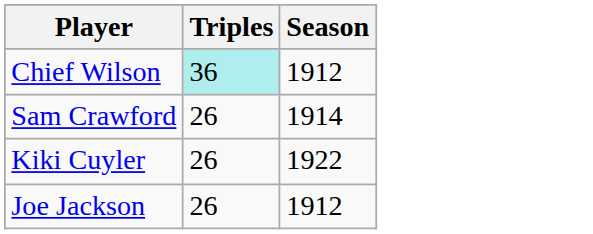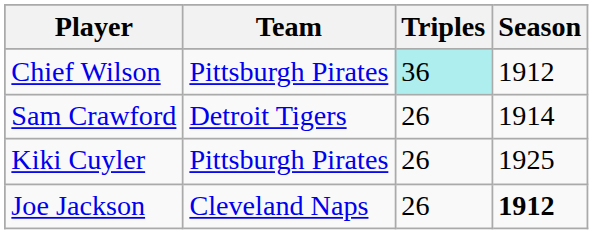+ column: (289, 26)
(314, 160) 1922 -> (526, 160) 1925
(314, 205) normal -> (526, 205) bold
